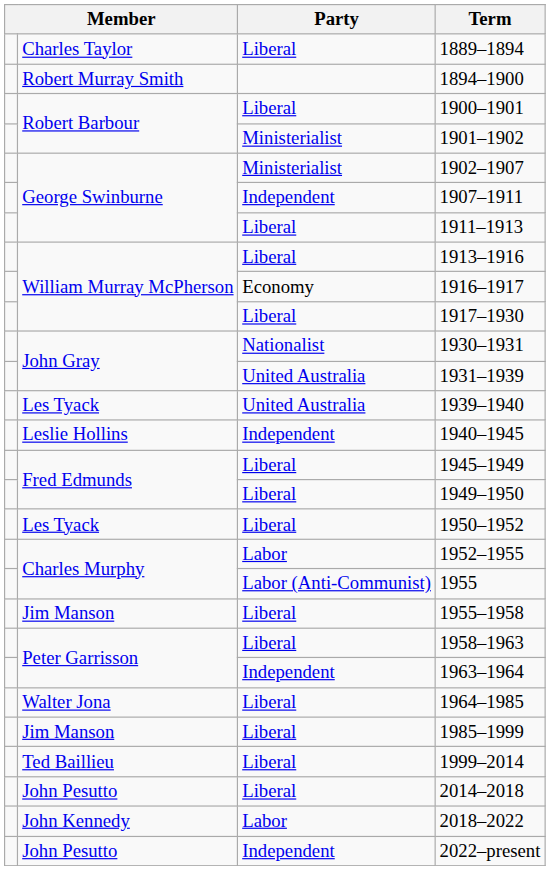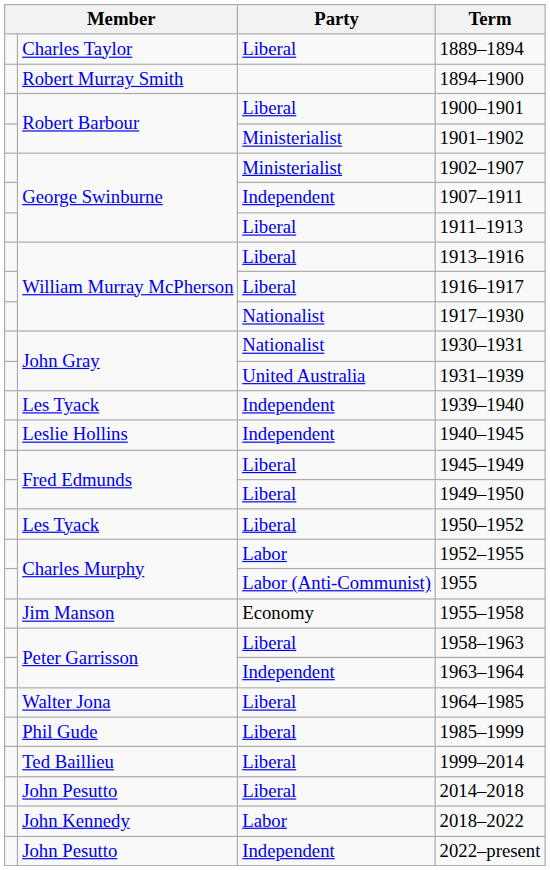(278, 286) Economy -> (269, 286) Liberal
(269, 316) Liberal -> (283, 316) Nationalist
(304, 405) United Australia -> (288, 405) Independent
(269, 613) Liberal -> (278, 613) Economy
(68, 731) Jim Manson -> (60, 731) Phil Gude
